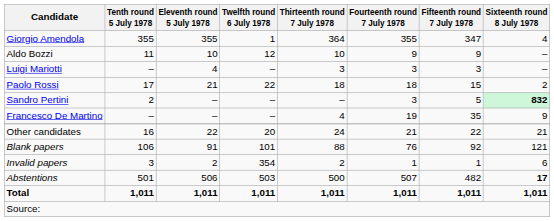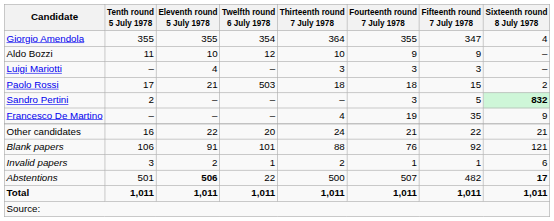(272, 38) 1 -> (267, 38) 354
(270, 85) 22 -> (267, 85) 503
(267, 162) 354 -> (272, 162) 1
(209, 178) normal -> (209, 178) bold
(267, 178) 503 -> (270, 178) 22
